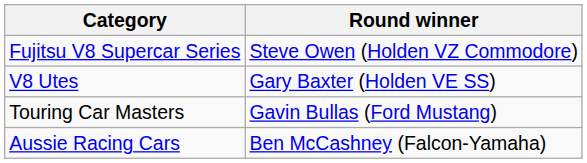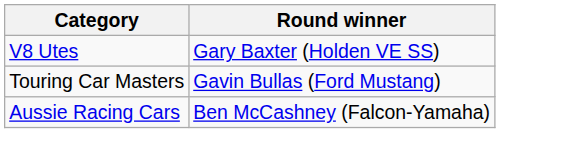- row: (125, 51)
